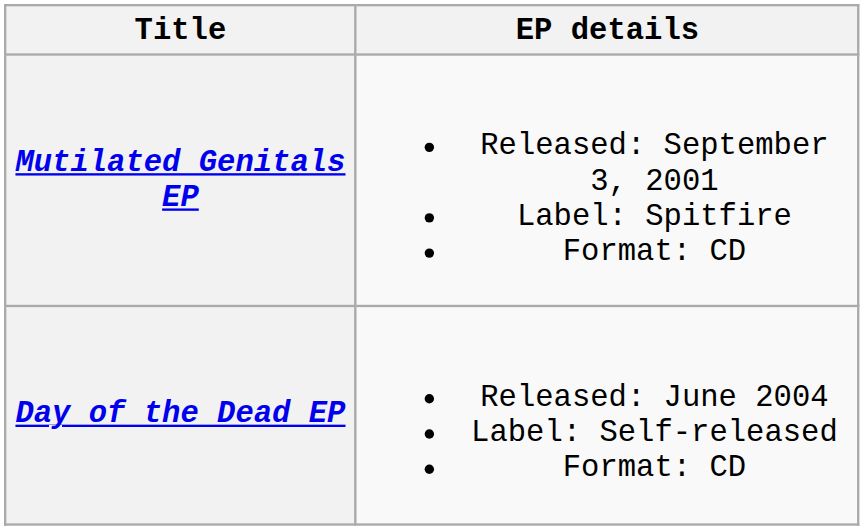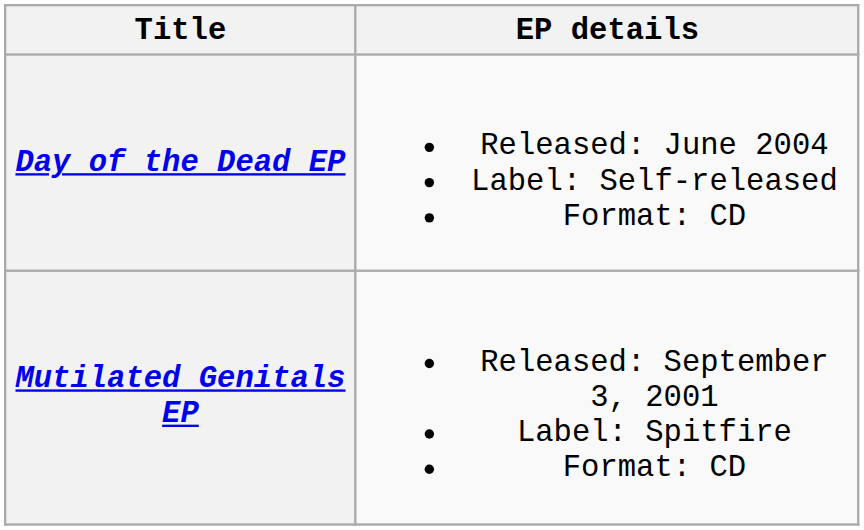rows swapped: (180, 181) <-> (180, 415)
